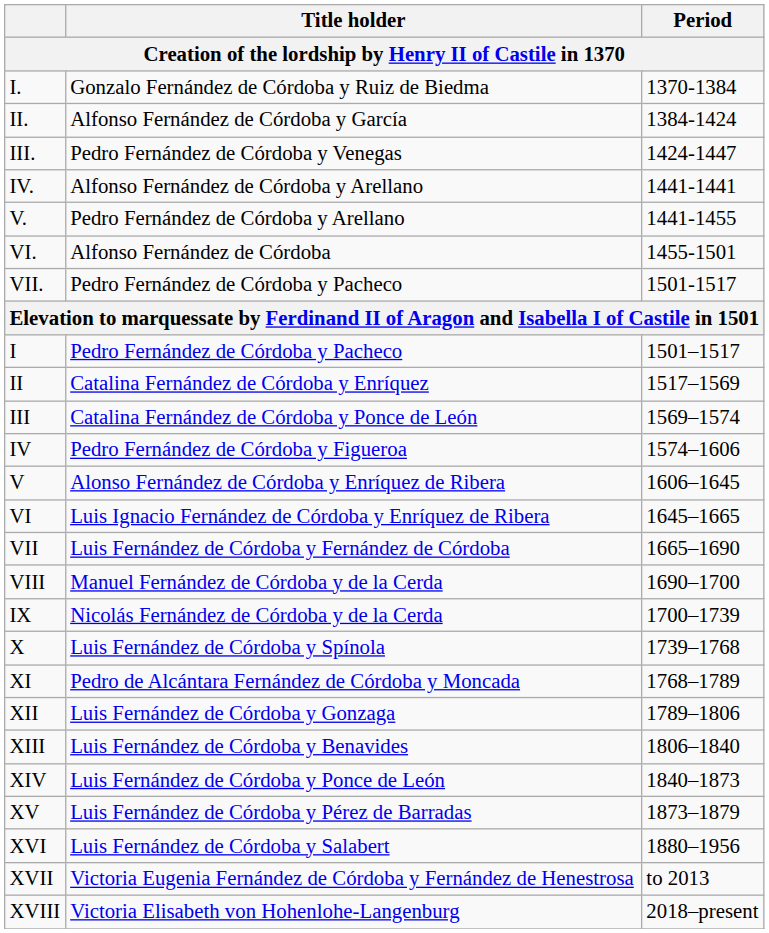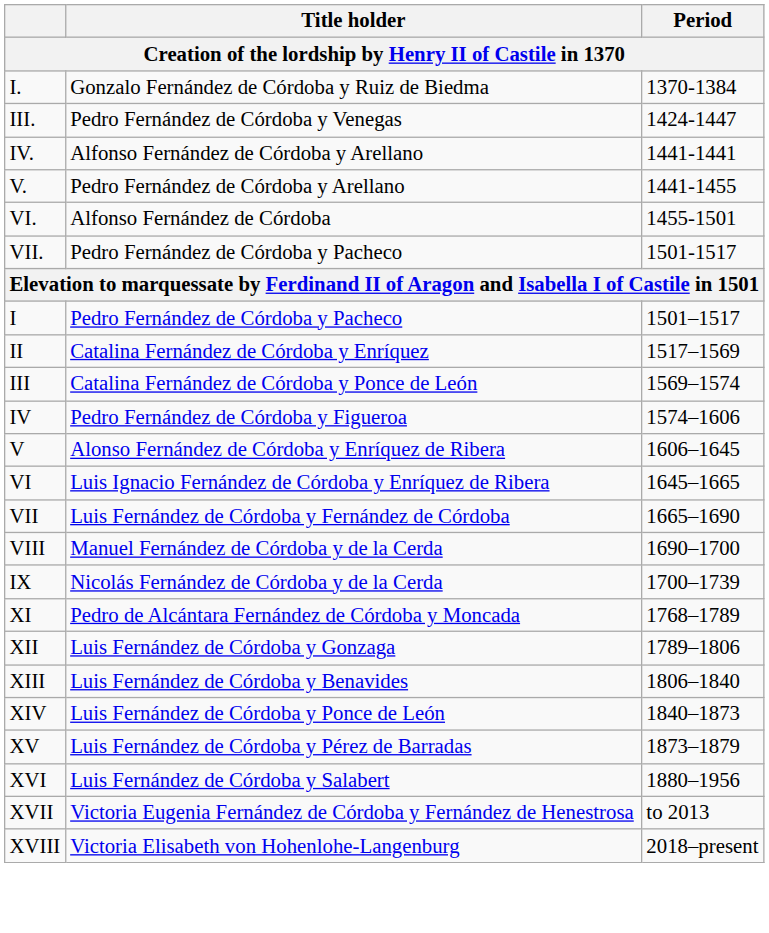- row: (19, 119)
- row: (17, 647)
